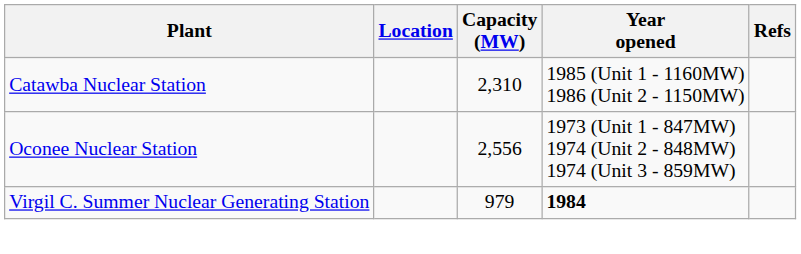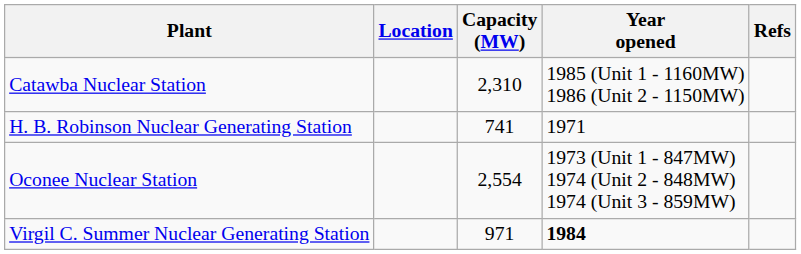+ row: (181, 126)
(500, 148) 2,556 -> (500, 180) 2,554
(500, 202) 979 -> (500, 233) 971
